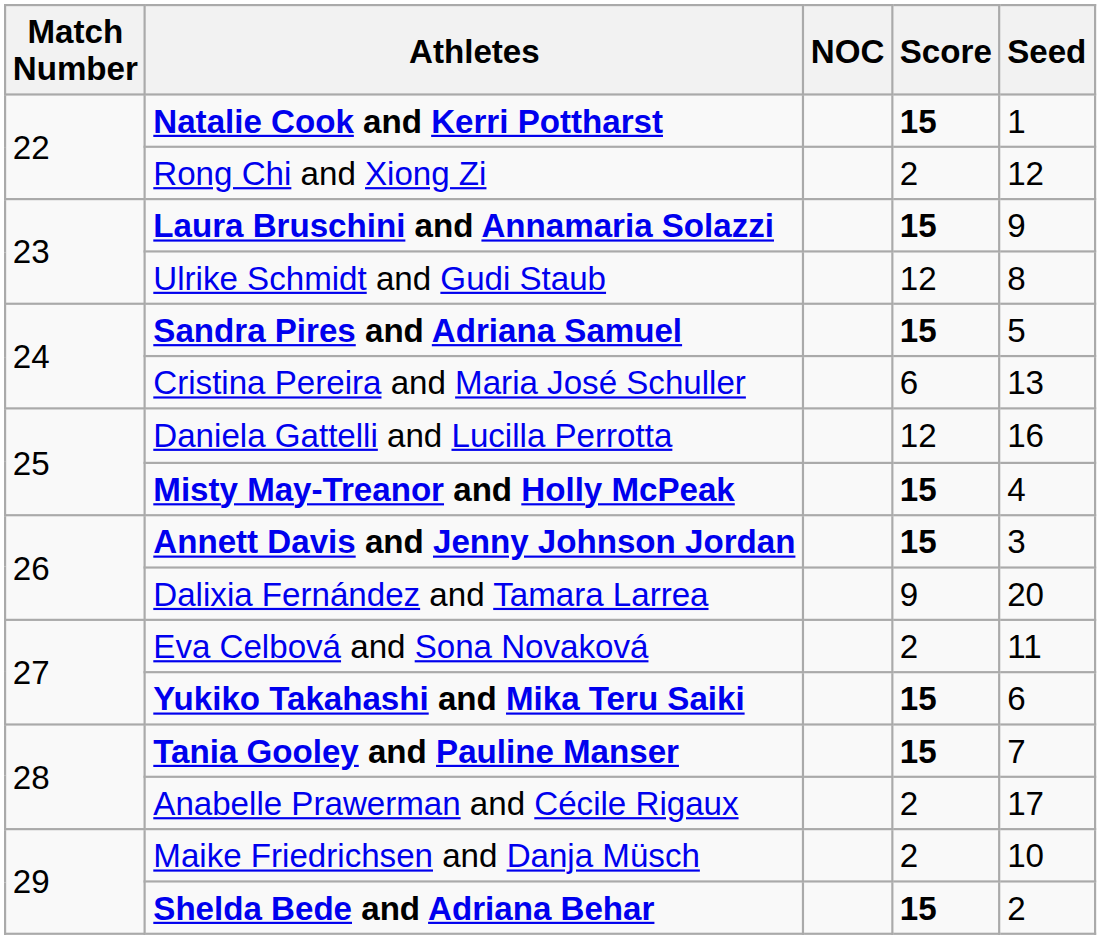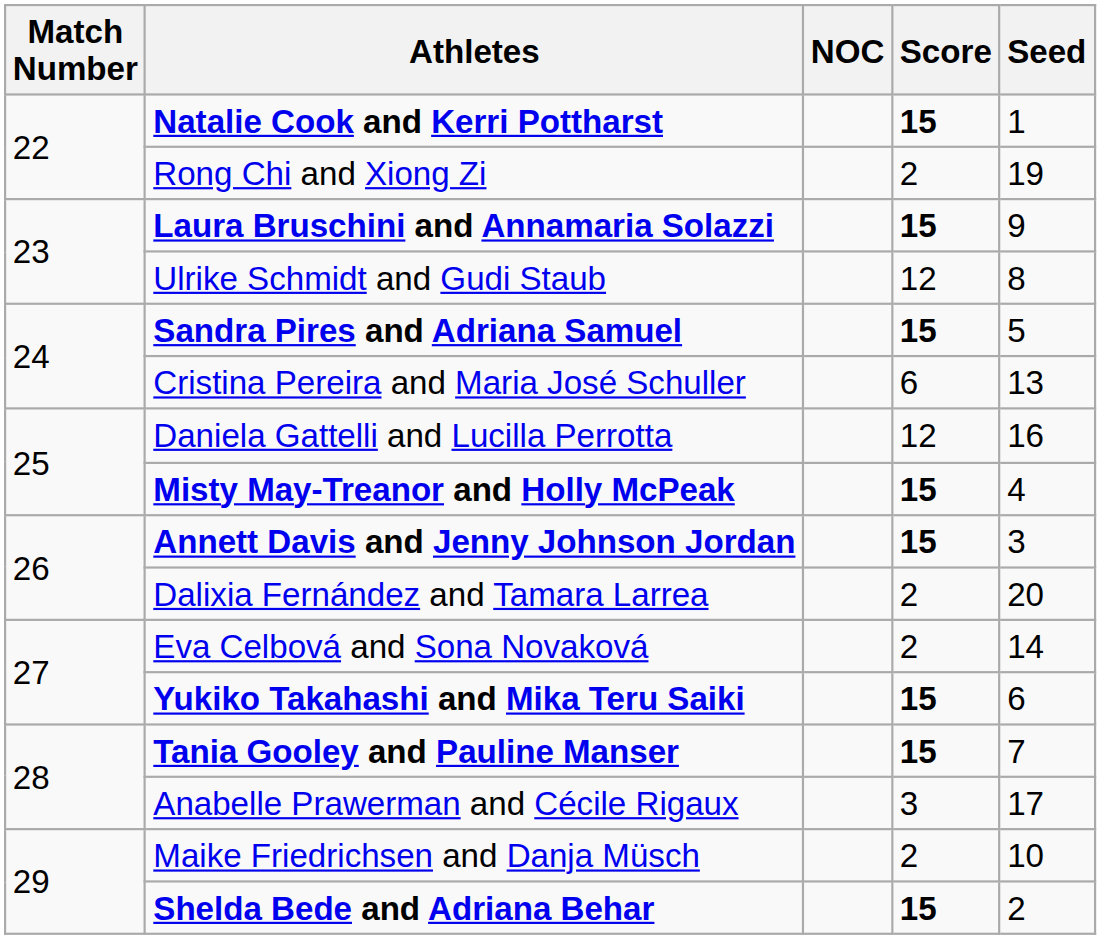(1026, 173) 12 -> (1026, 173) 19
(909, 593) 9 -> (909, 593) 2
(1024, 646) 11 -> (1026, 646) 14
(909, 803) 2 -> (909, 803) 3
